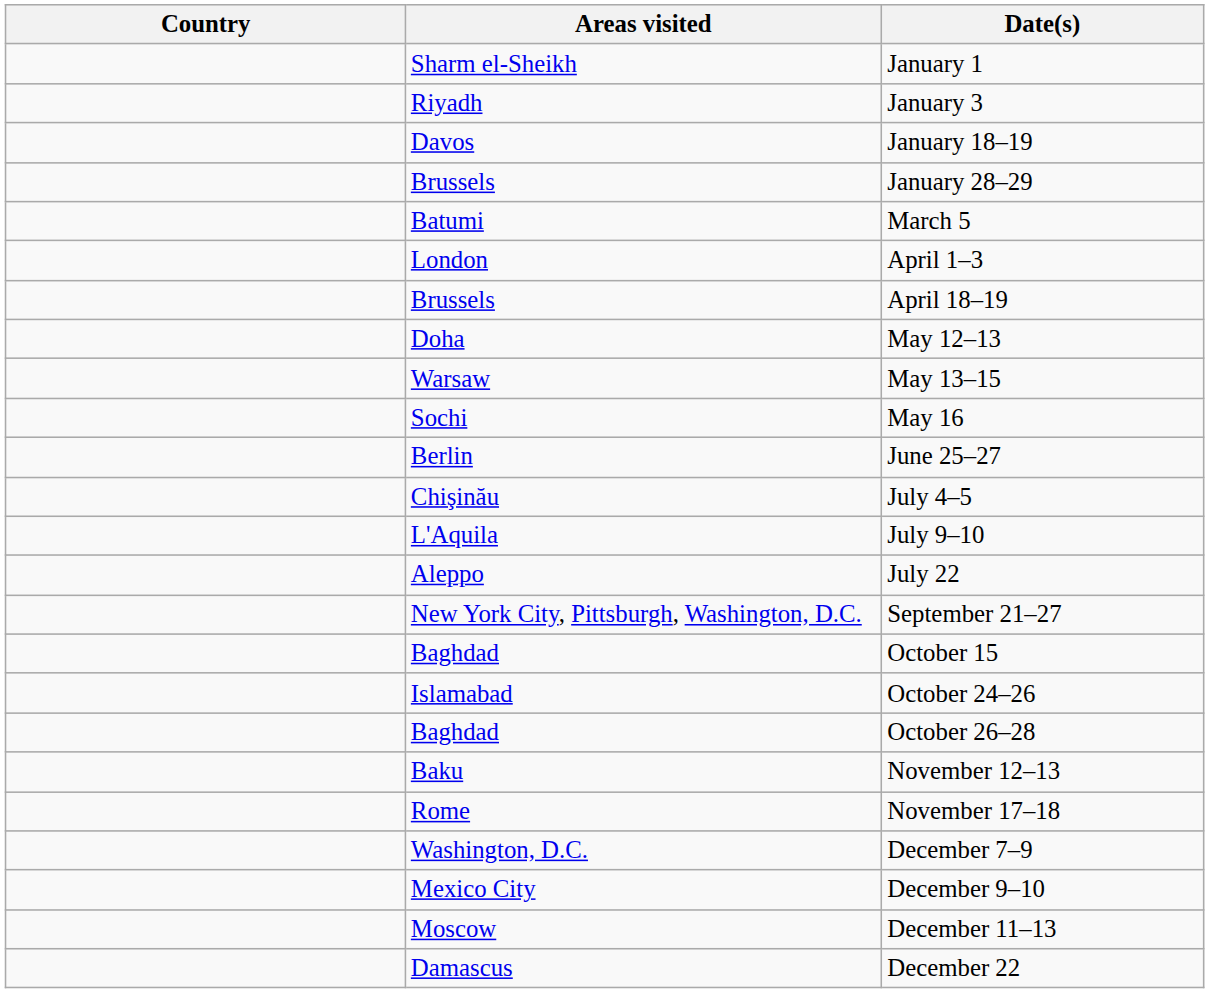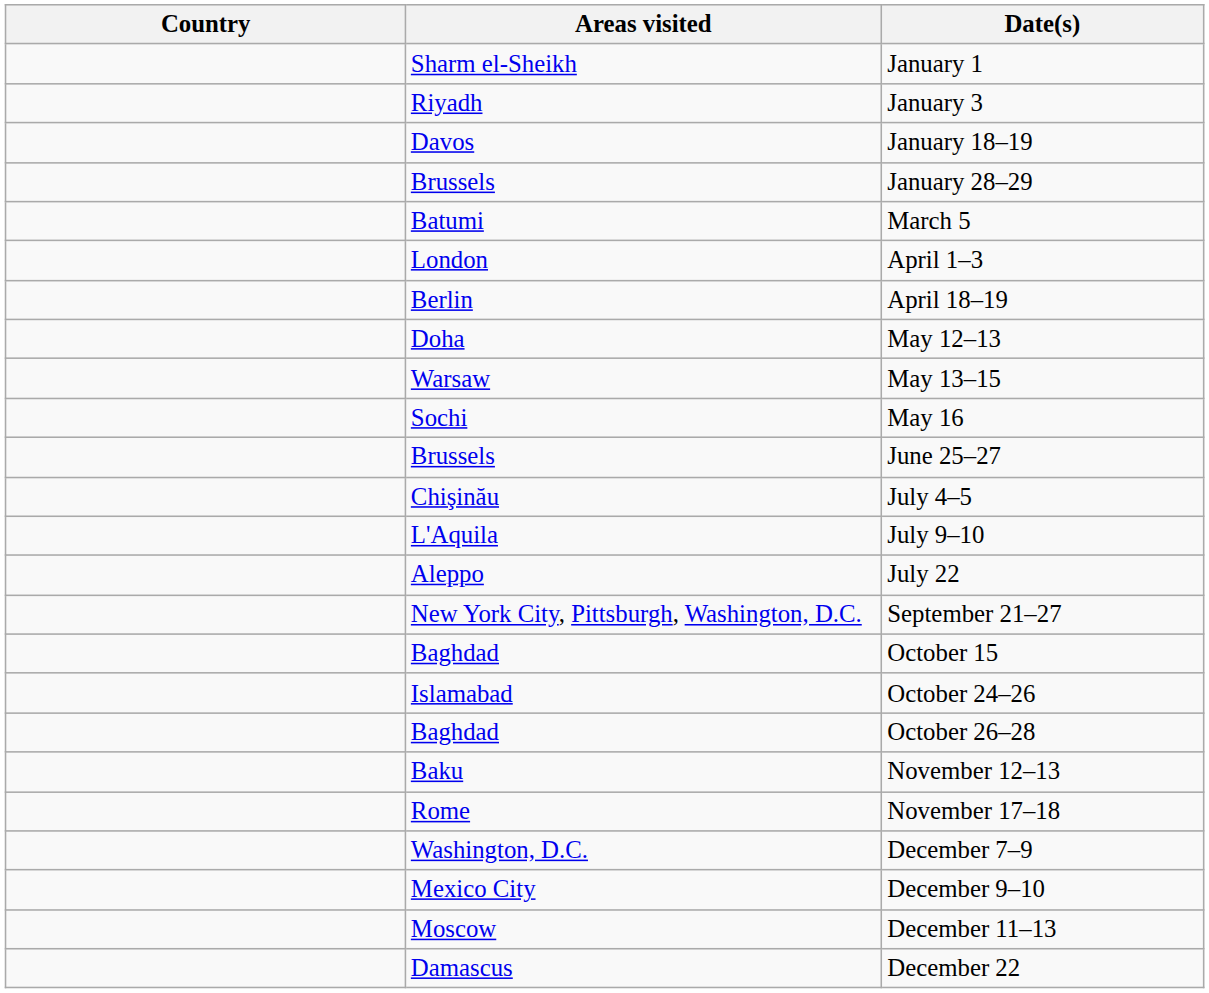(453, 299) Brussels -> (442, 299) Berlin
(442, 456) Berlin -> (453, 456) Brussels
